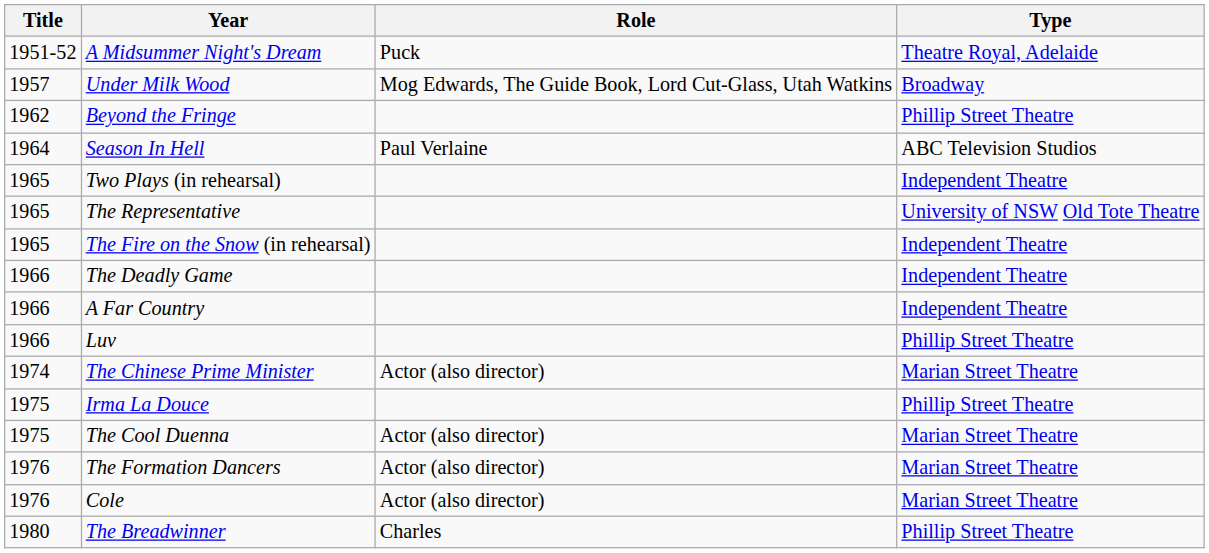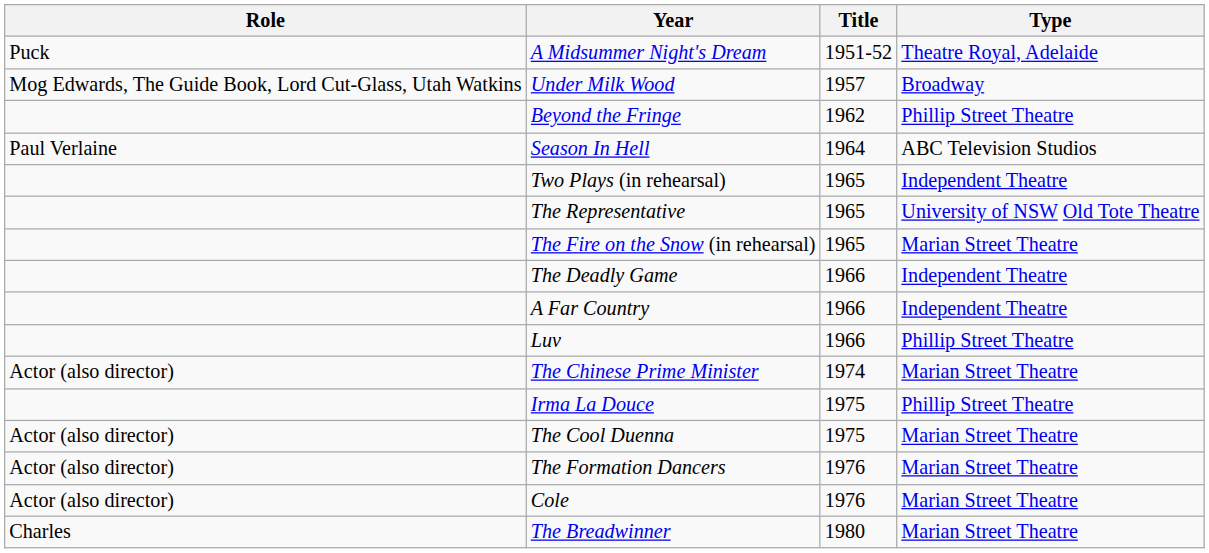columns swapped: (43, 20) <-> (636, 20)
(984, 244) Independent Theatre -> (990, 244) Marian Street Theatre
(987, 532) Phillip Street Theatre -> (990, 532) Marian Street Theatre
